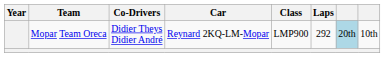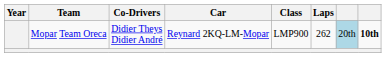(323, 34) 292 -> (323, 34) 262
(369, 34) normal -> (370, 34) bold
